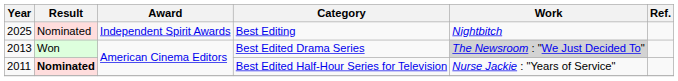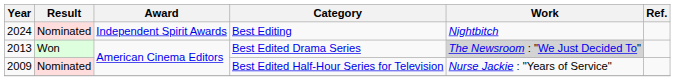(19, 31) 2025 -> (19, 31) 2024
(19, 66) 2011 -> (19, 66) 2009
(66, 66) bold -> (64, 66) normal
